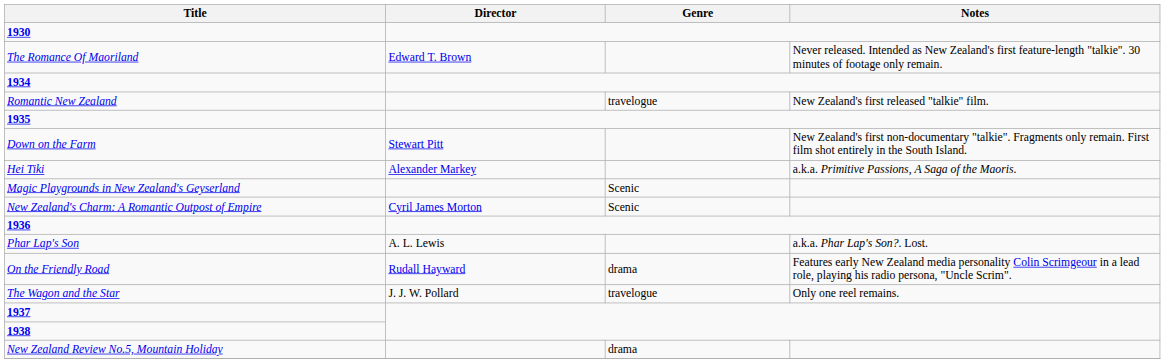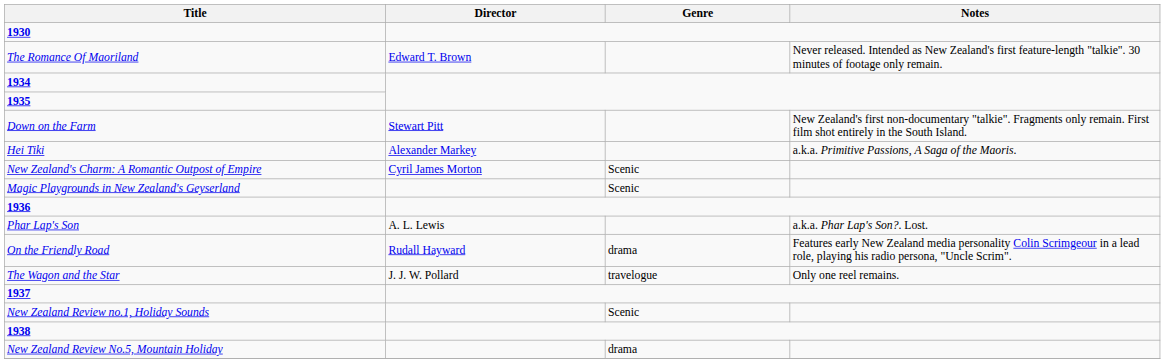- row: (62, 100)
rows swapped: (134, 206) <-> (123, 188)
+ row: (108, 312)
